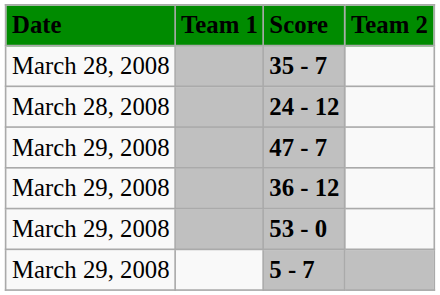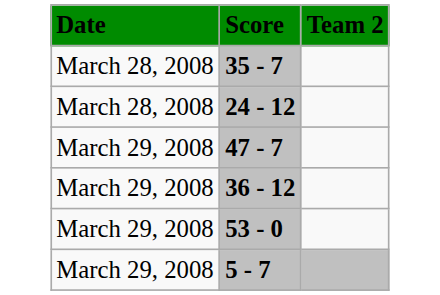- column: (219, 24)
